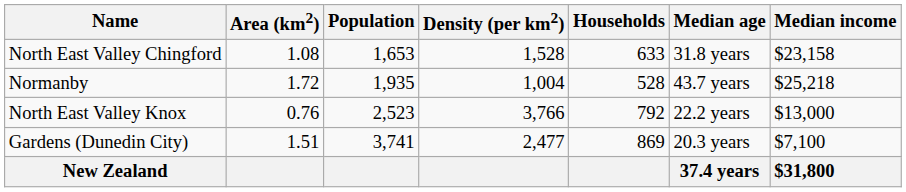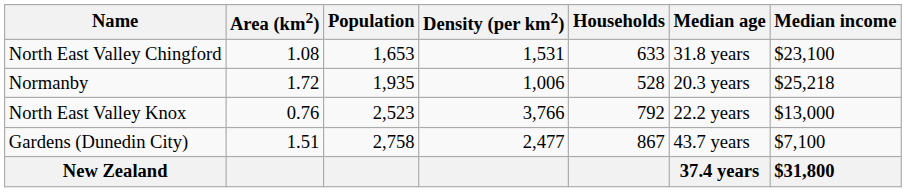(544, 53) 1,528 -> (544, 53) 1,531
(804, 53) $23,158 -> (804, 53) $23,100
(544, 83) 1,004 -> (544, 83) 1,006
(712, 83) 43.7 years -> (712, 83) 20.3 years
(394, 141) 3,741 -> (394, 141) 2,758
(651, 141) 869 -> (651, 141) 867
(712, 141) 20.3 years -> (712, 141) 43.7 years
